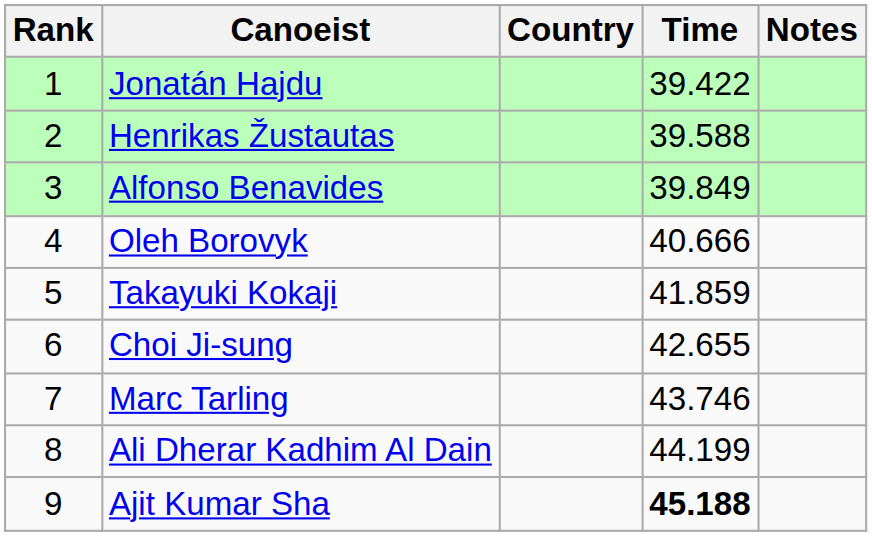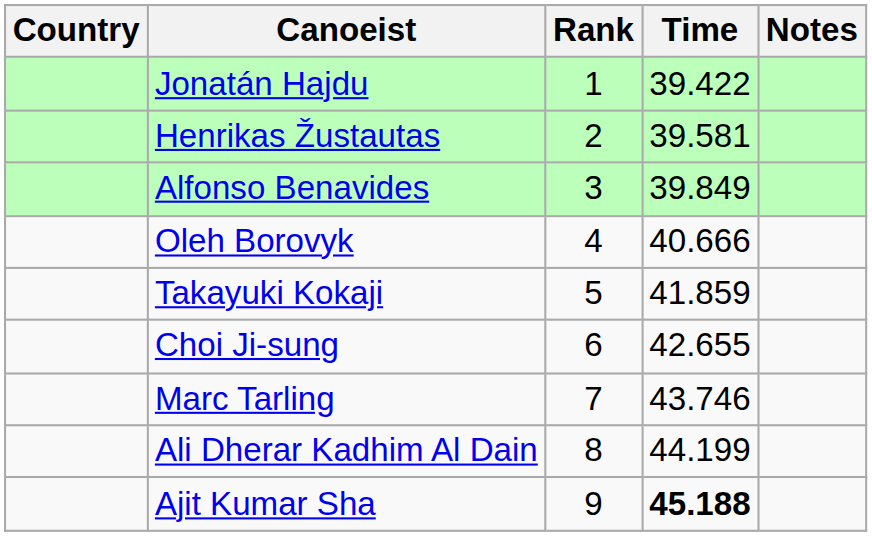columns swapped: (53, 30) <-> (571, 30)
(700, 135) 39.588 -> (700, 135) 39.581
